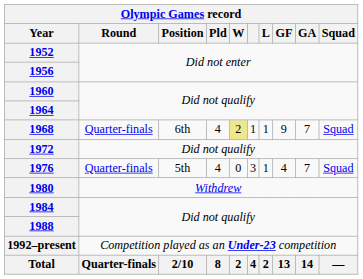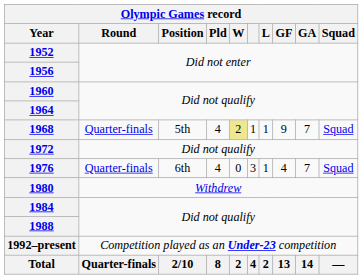(183, 129) 6th -> (183, 129) 5th
(183, 168) 5th -> (183, 168) 6th
